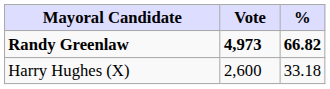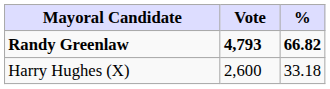(243, 44) 4,973 -> (243, 44) 4,793
